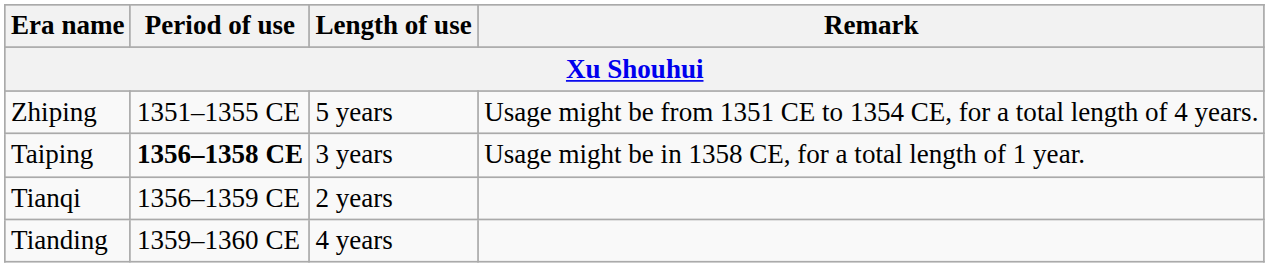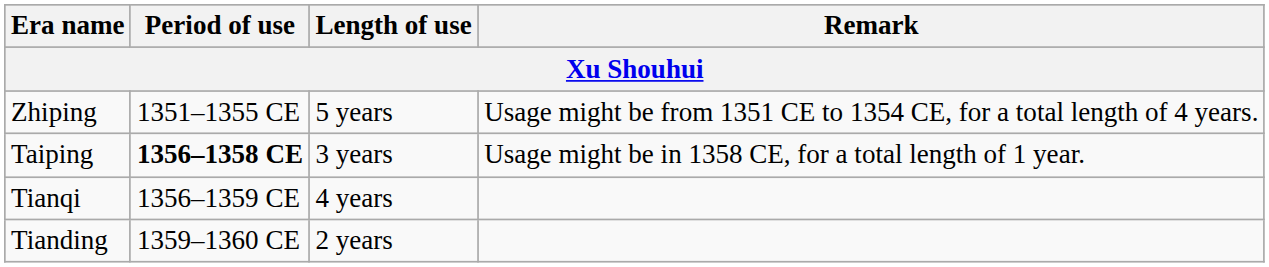(354, 197) 2 years -> (354, 197) 4 years
(354, 240) 4 years -> (354, 240) 2 years
